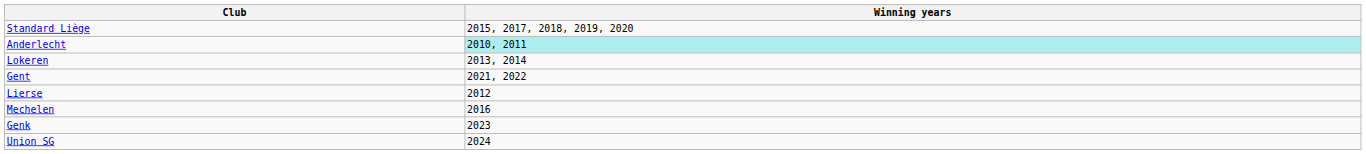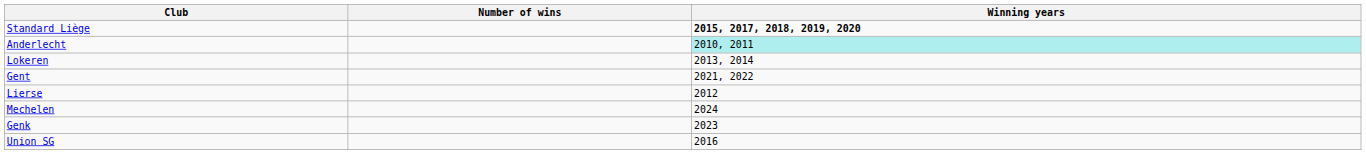+ column: (520, 12)
(550, 29) normal -> (777, 29) bold
(479, 109) 2016 -> (706, 109) 2024
(479, 141) 2024 -> (706, 141) 2016
